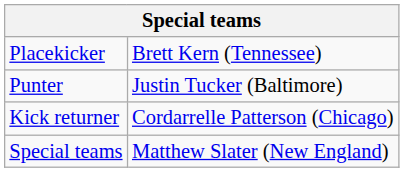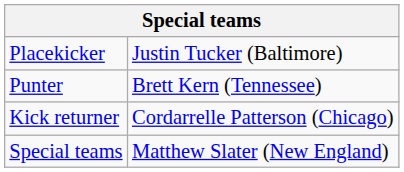(227, 53) Brett Kern (Tennessee) -> (237, 53) Justin Tucker (Baltimore)
(237, 85) Justin Tucker (Baltimore) -> (227, 85) Brett Kern (Tennessee)
